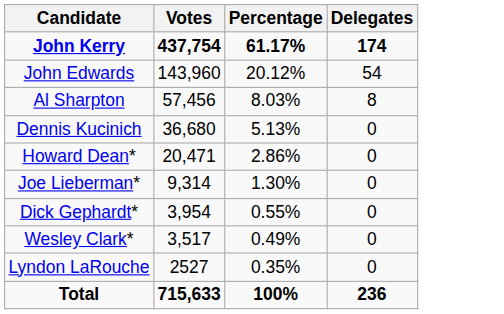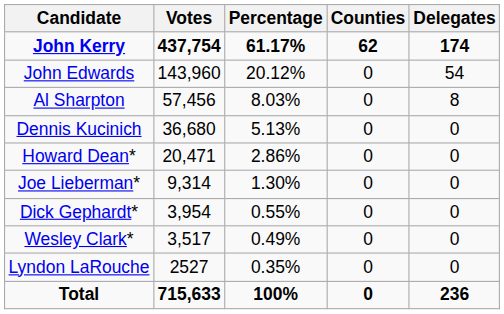+ column: (368, 18)
